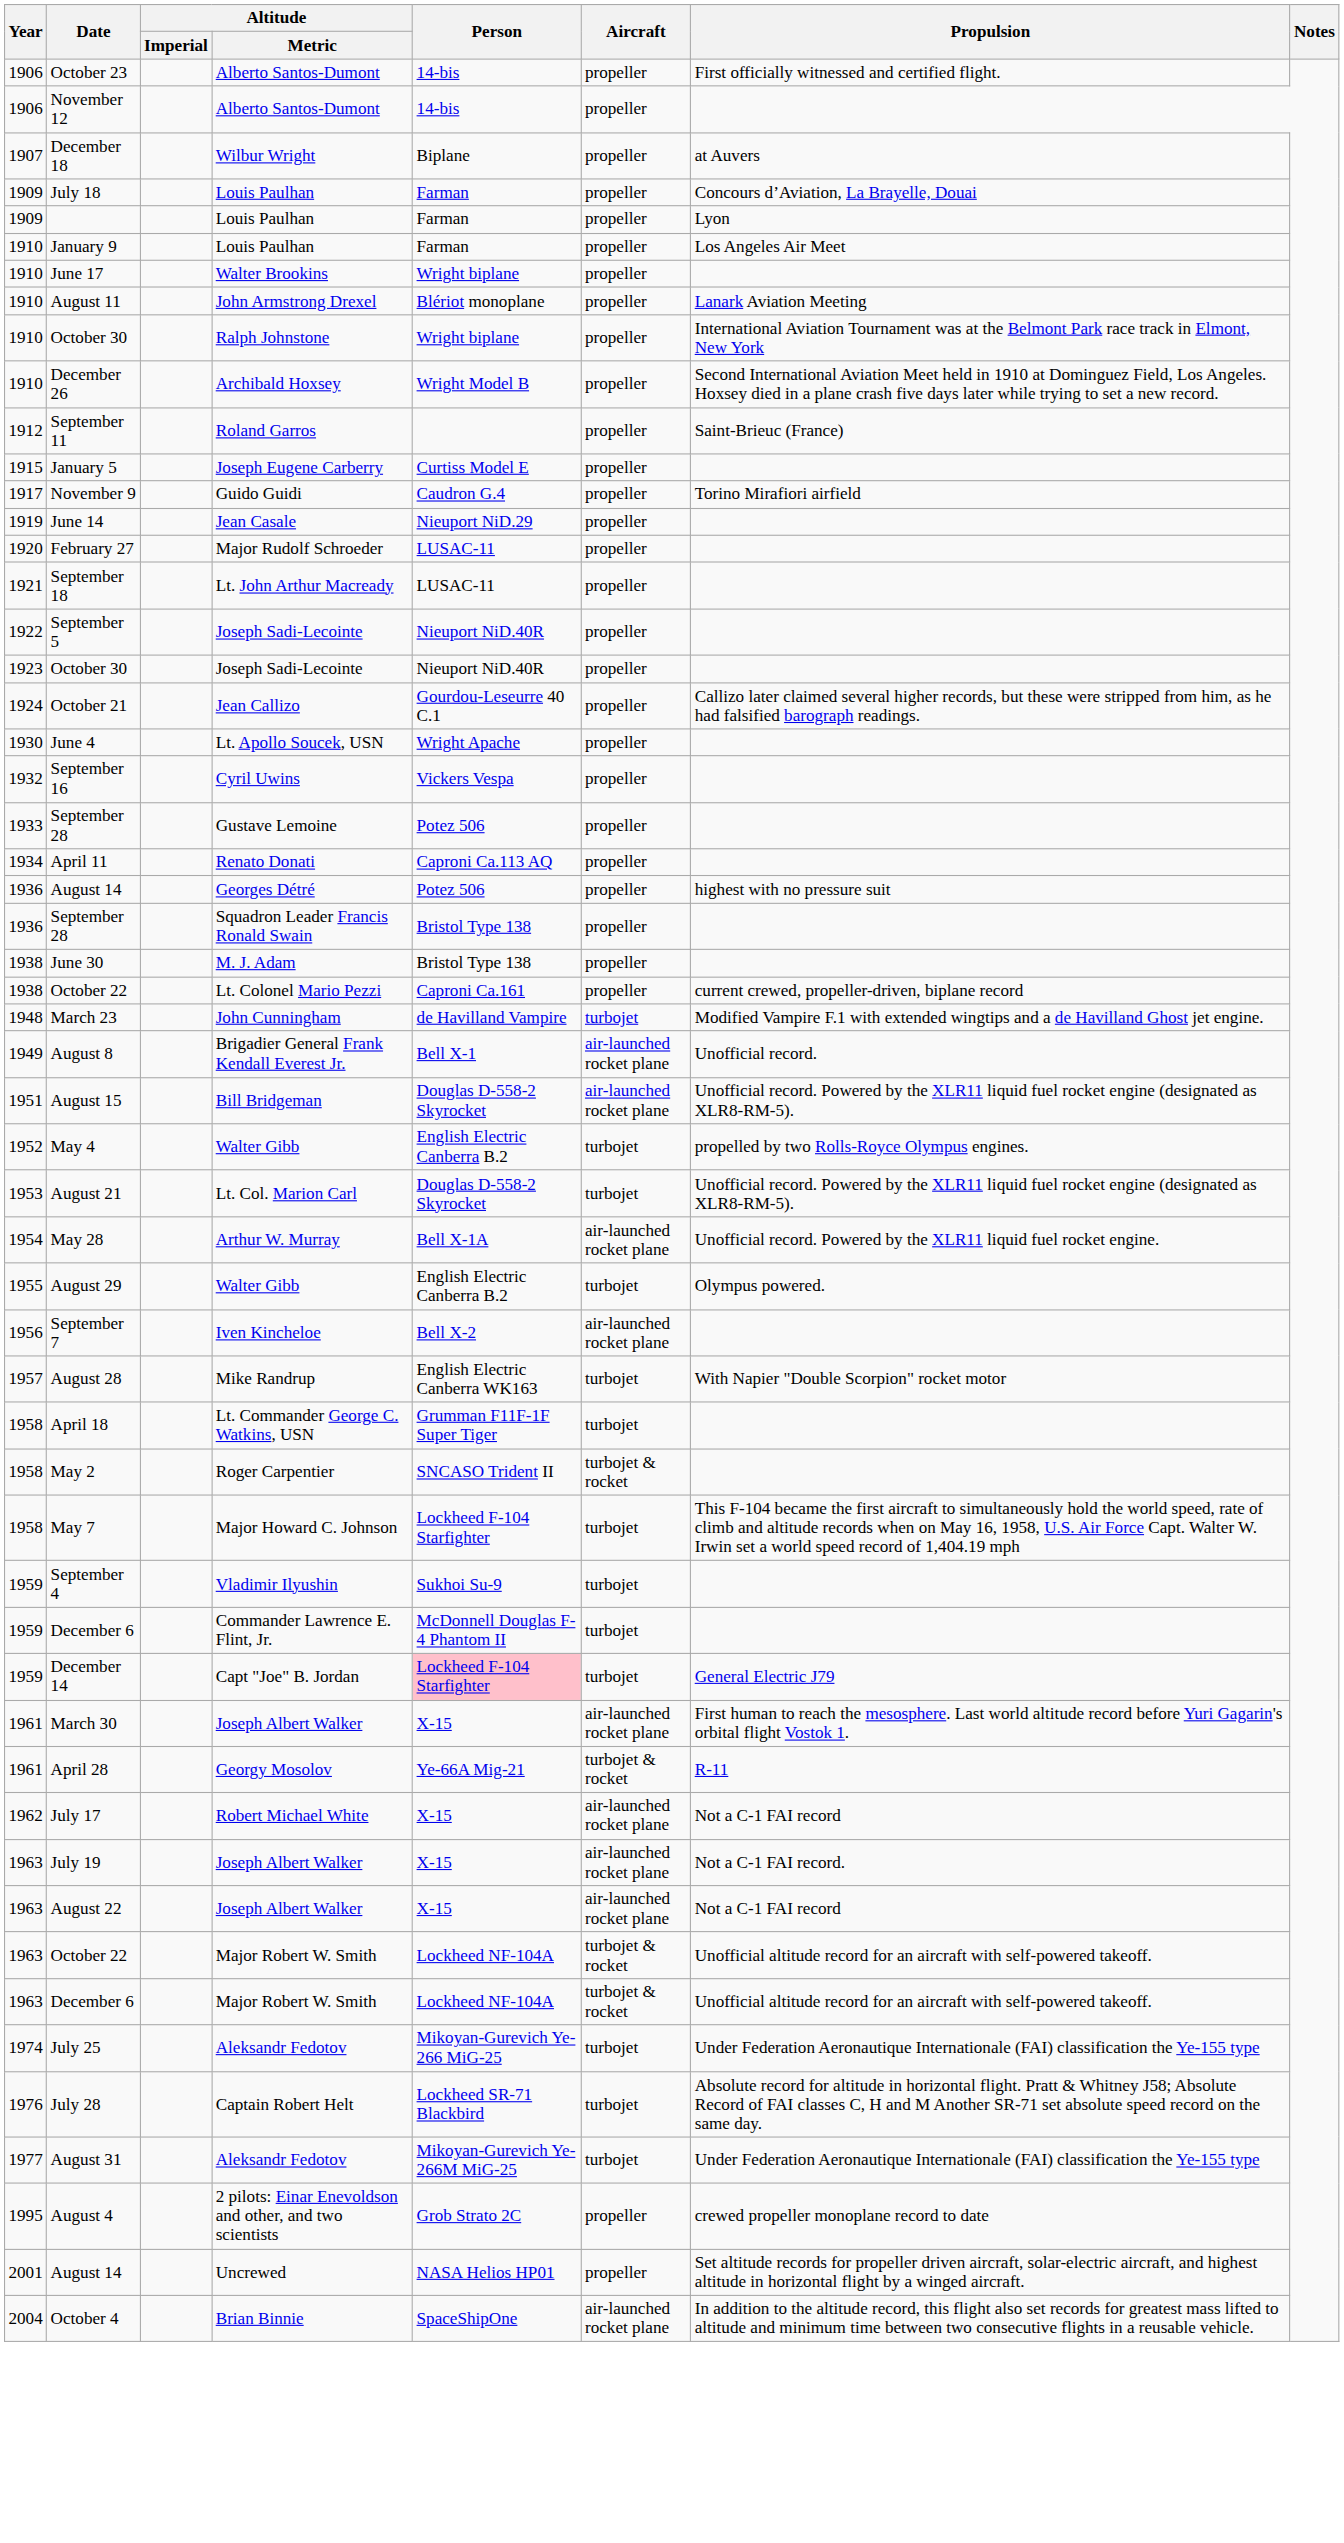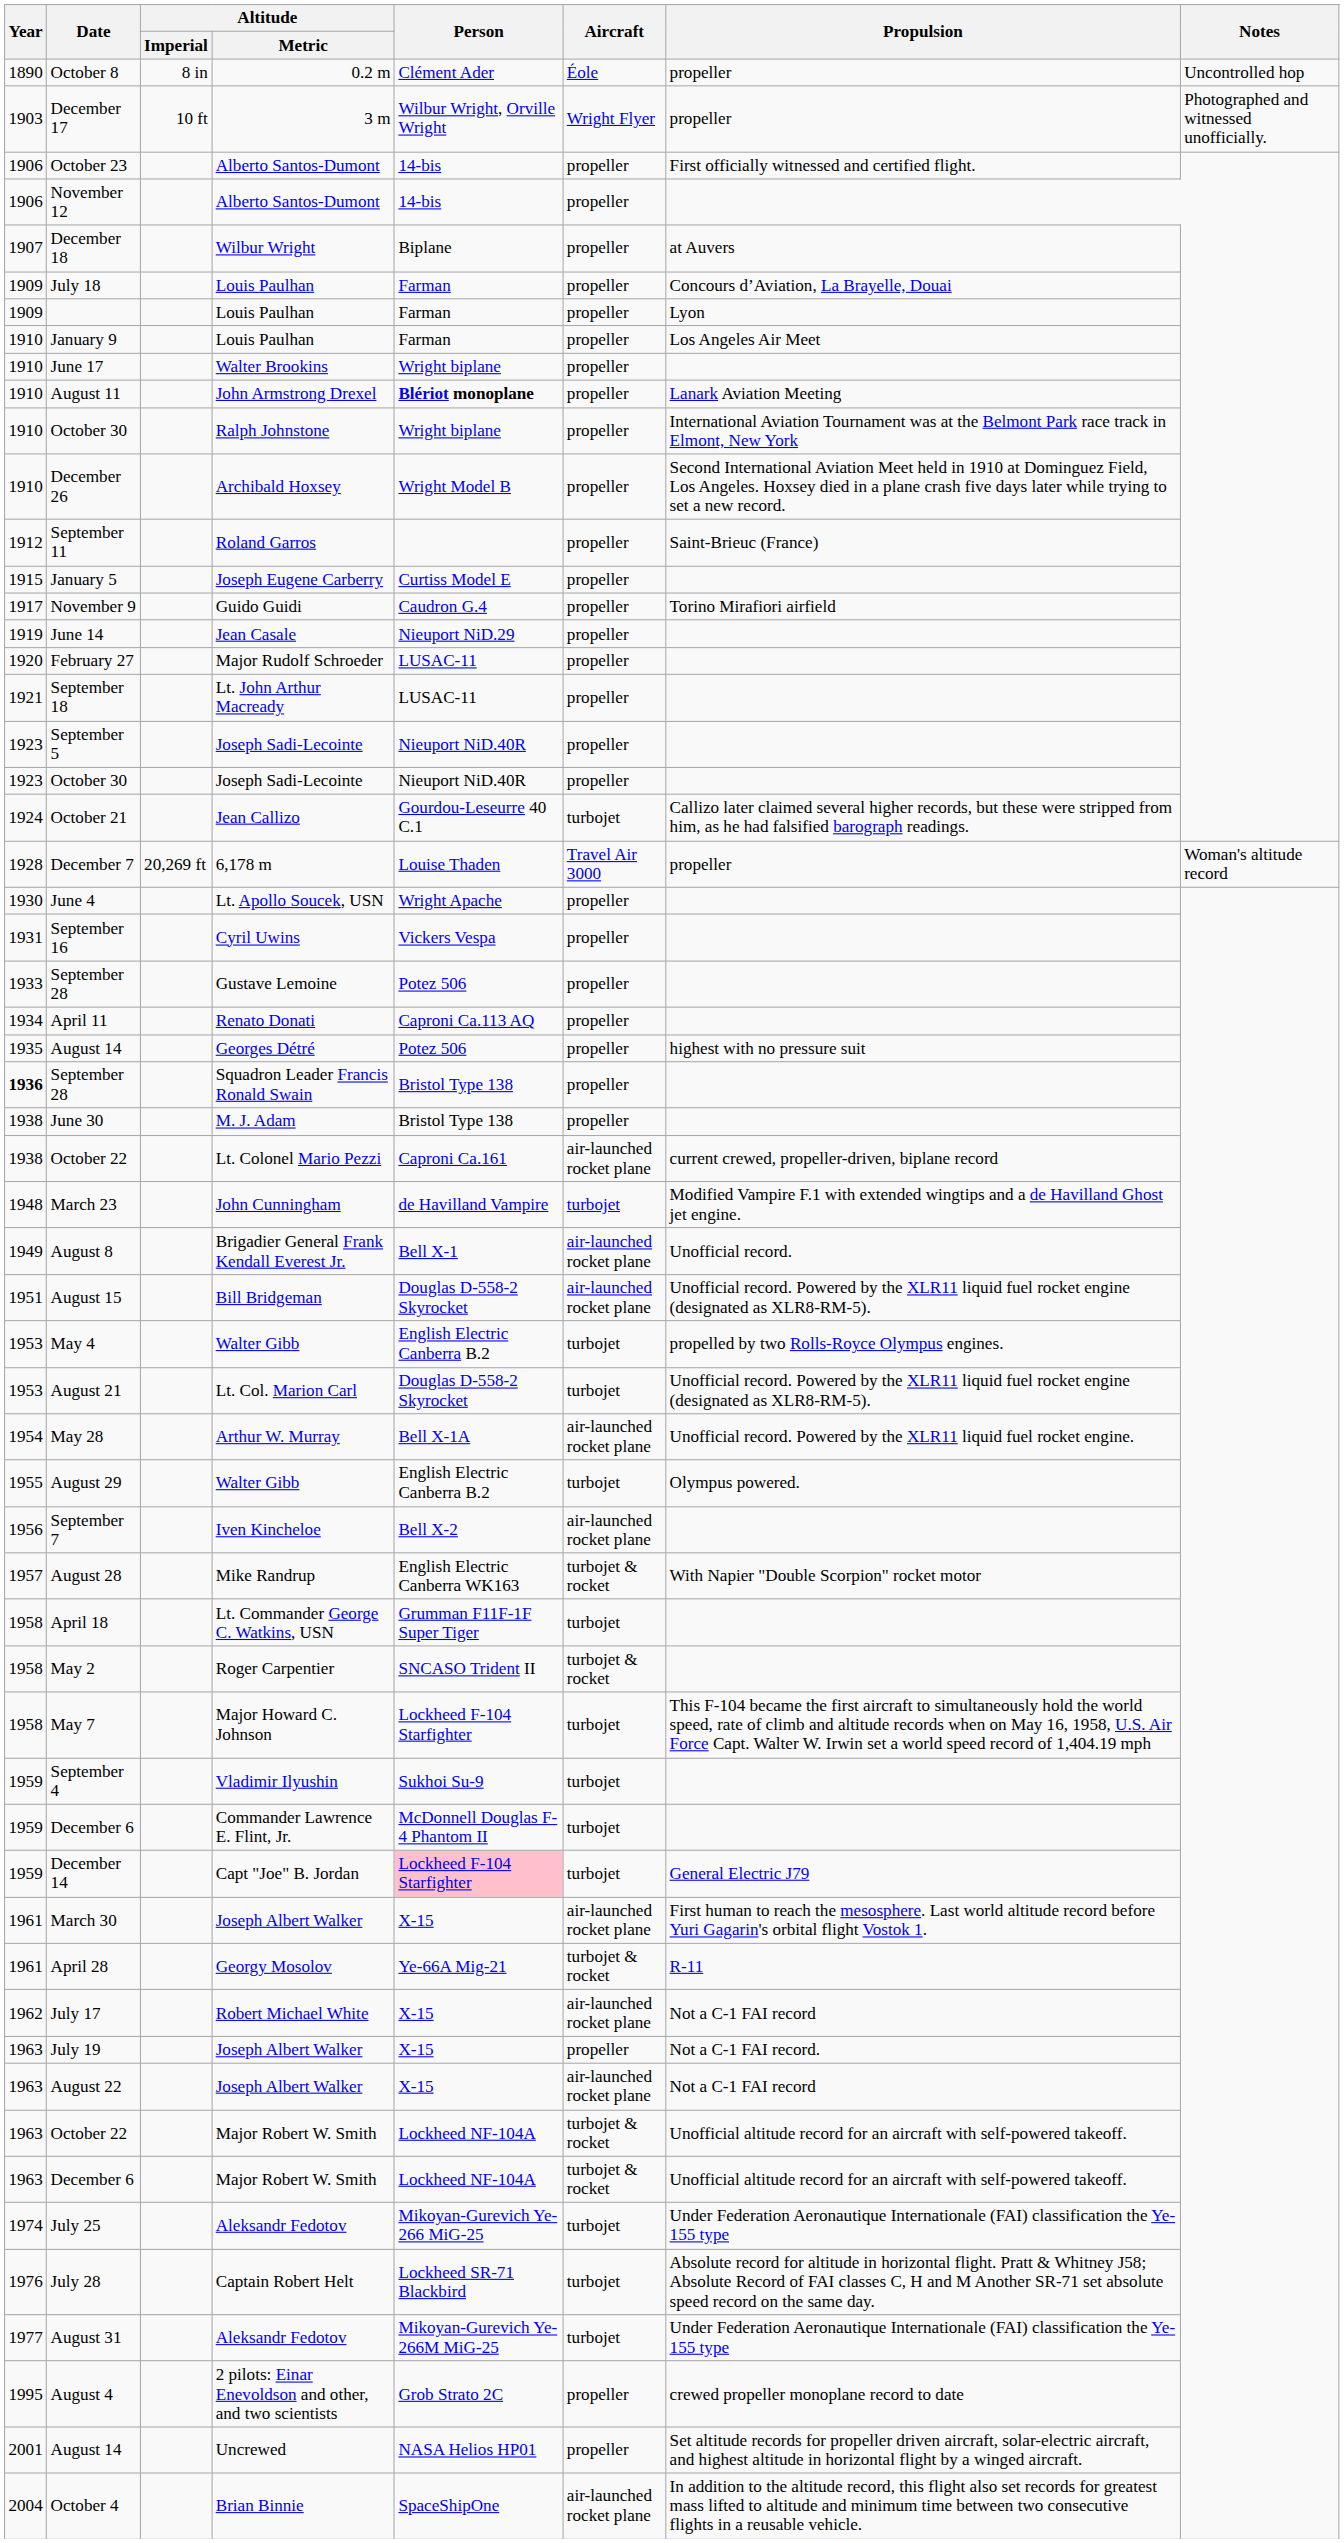+ row: (85, 72)
+ row: (86, 118)
(481, 300) normal -> (466, 393) bold
(26, 631) 1922 -> (26, 744) 1923
(616, 705) propeller -> (593, 817) turbojet
+ row: (92, 864)
(26, 779) 1932 -> (26, 937) 1931
(26, 889) 1936 -> (26, 1047) 1935
(26, 926) normal -> (26, 1084) bold
(616, 990) propeller -> (609, 1158) air-launched rocket plane
(26, 1146) 1952 -> (26, 1343) 1953
(612, 1378) turbojet -> (602, 1575) turbojet & rocket
(628, 1862) air-launched rocket plane -> (598, 2049) propeller
